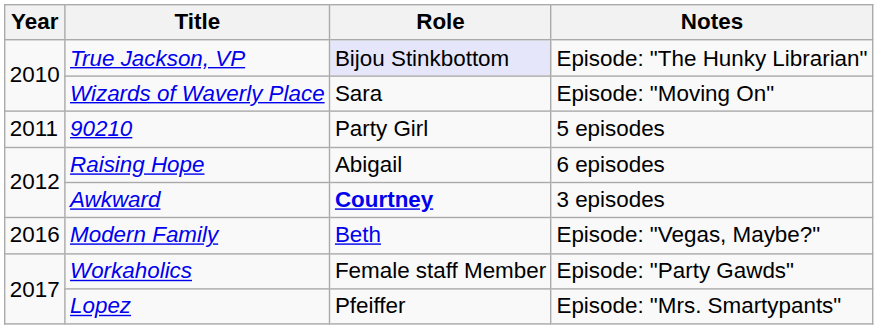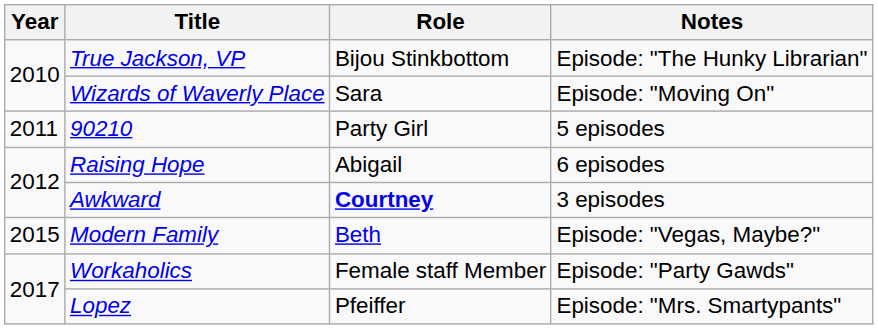(422, 57) lavender background -> (422, 57) no background
(35, 235) 2016 -> (35, 235) 2015
